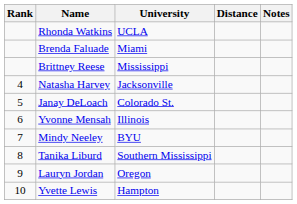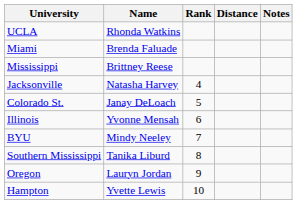columns swapped: (20, 13) <-> (164, 13)
